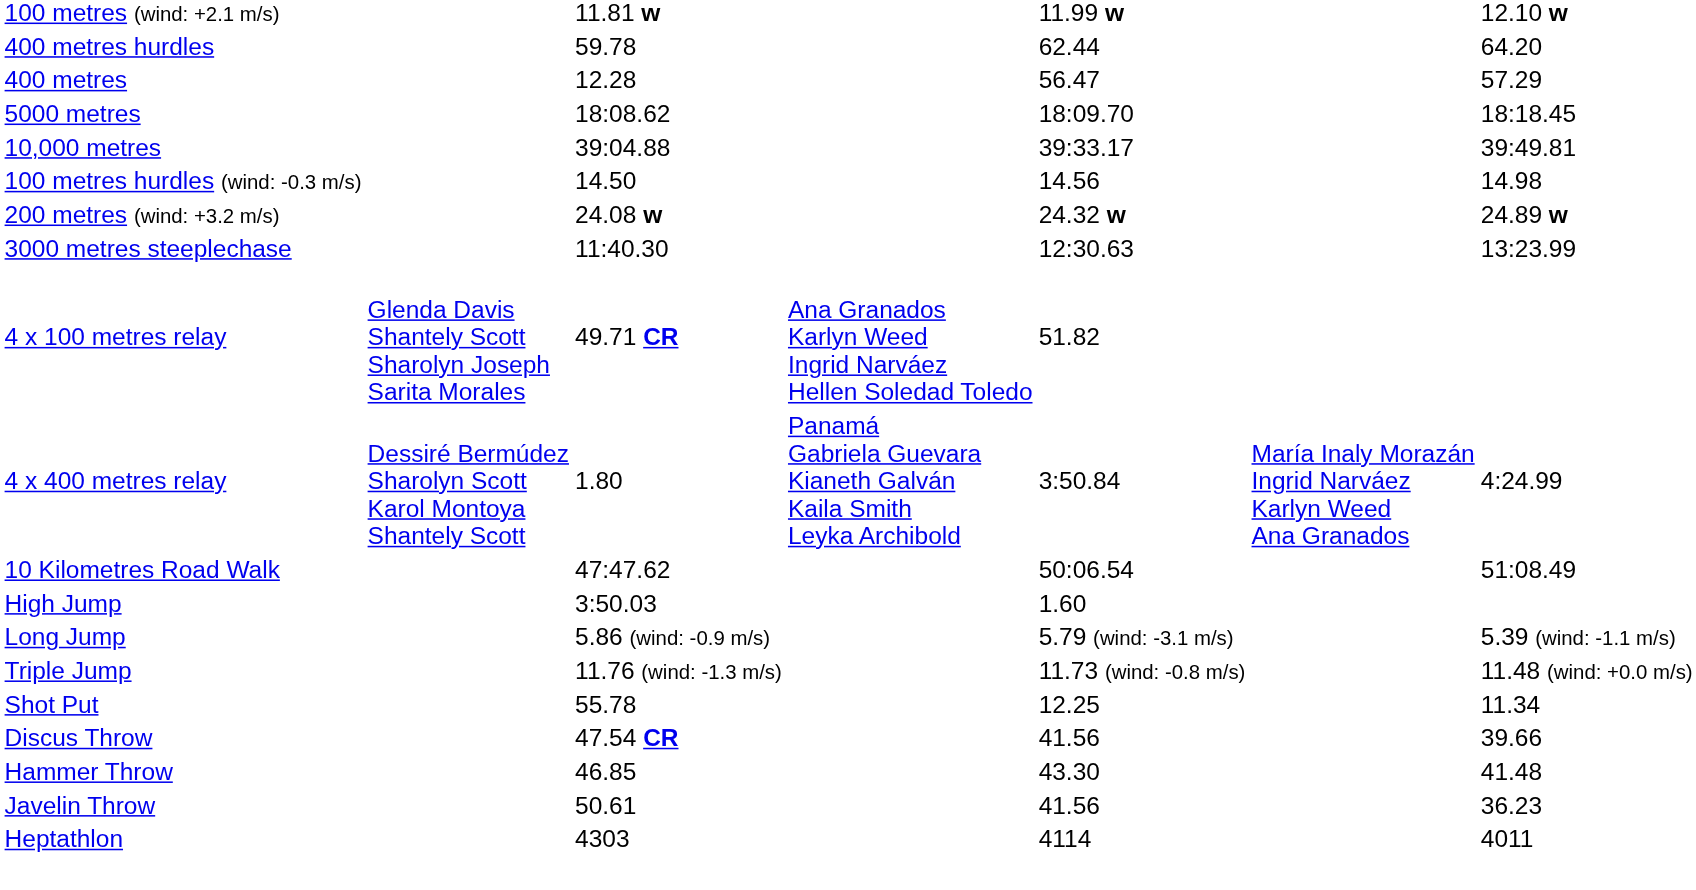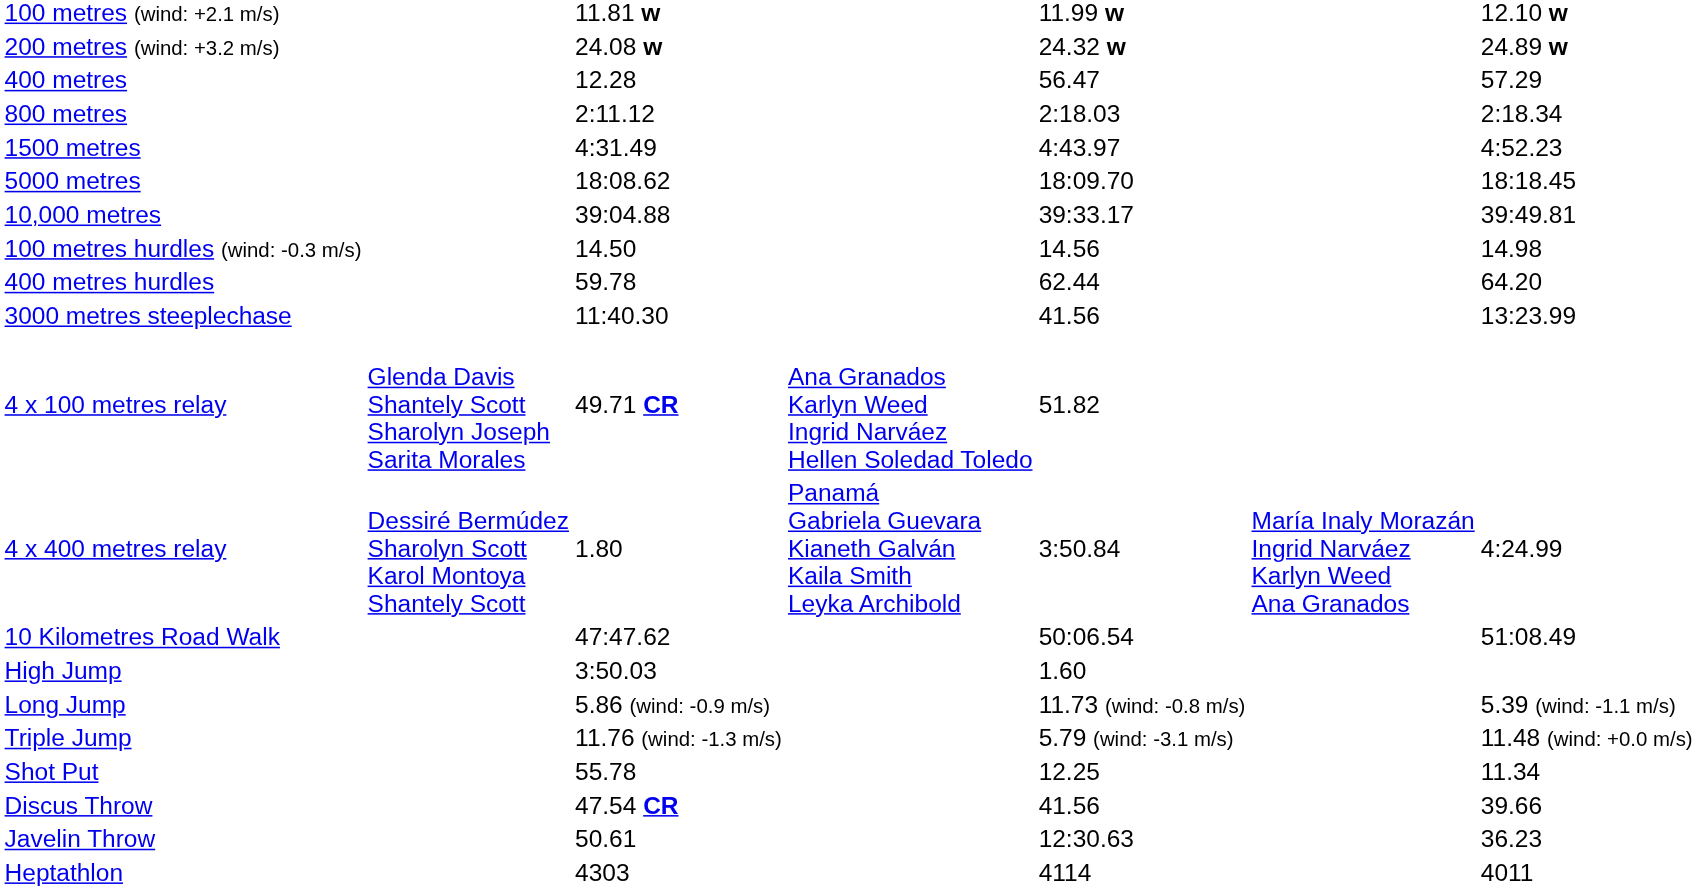rows swapped: (142, 215) <-> (109, 46)
+ row: (66, 114)
+ row: (73, 147)
(1086, 248) 12:30.63 -> (1069, 316) 41.56
(1136, 637) 5.79 (wind: -3.1 m/s) -> (1142, 704) 11.73 (wind: -0.8 m/s)
(1142, 670) 11.73 (wind: -0.8 m/s) -> (1136, 738) 5.79 (wind: -3.1 m/s)
- row: (89, 771)
(1069, 805) 41.56 -> (1086, 839) 12:30.63
